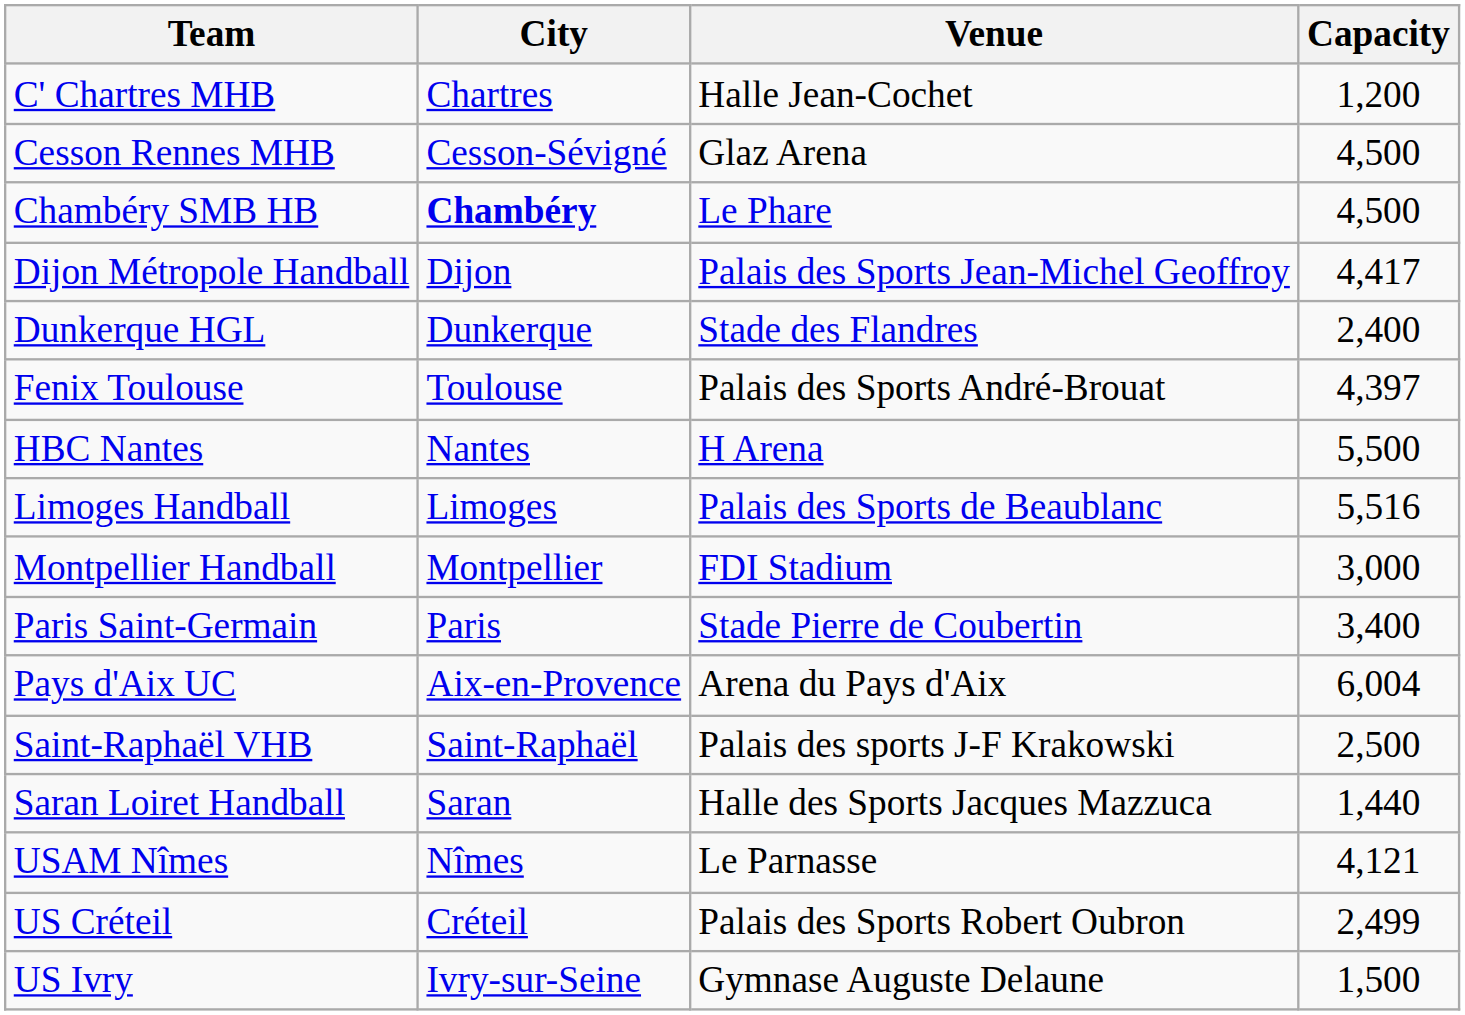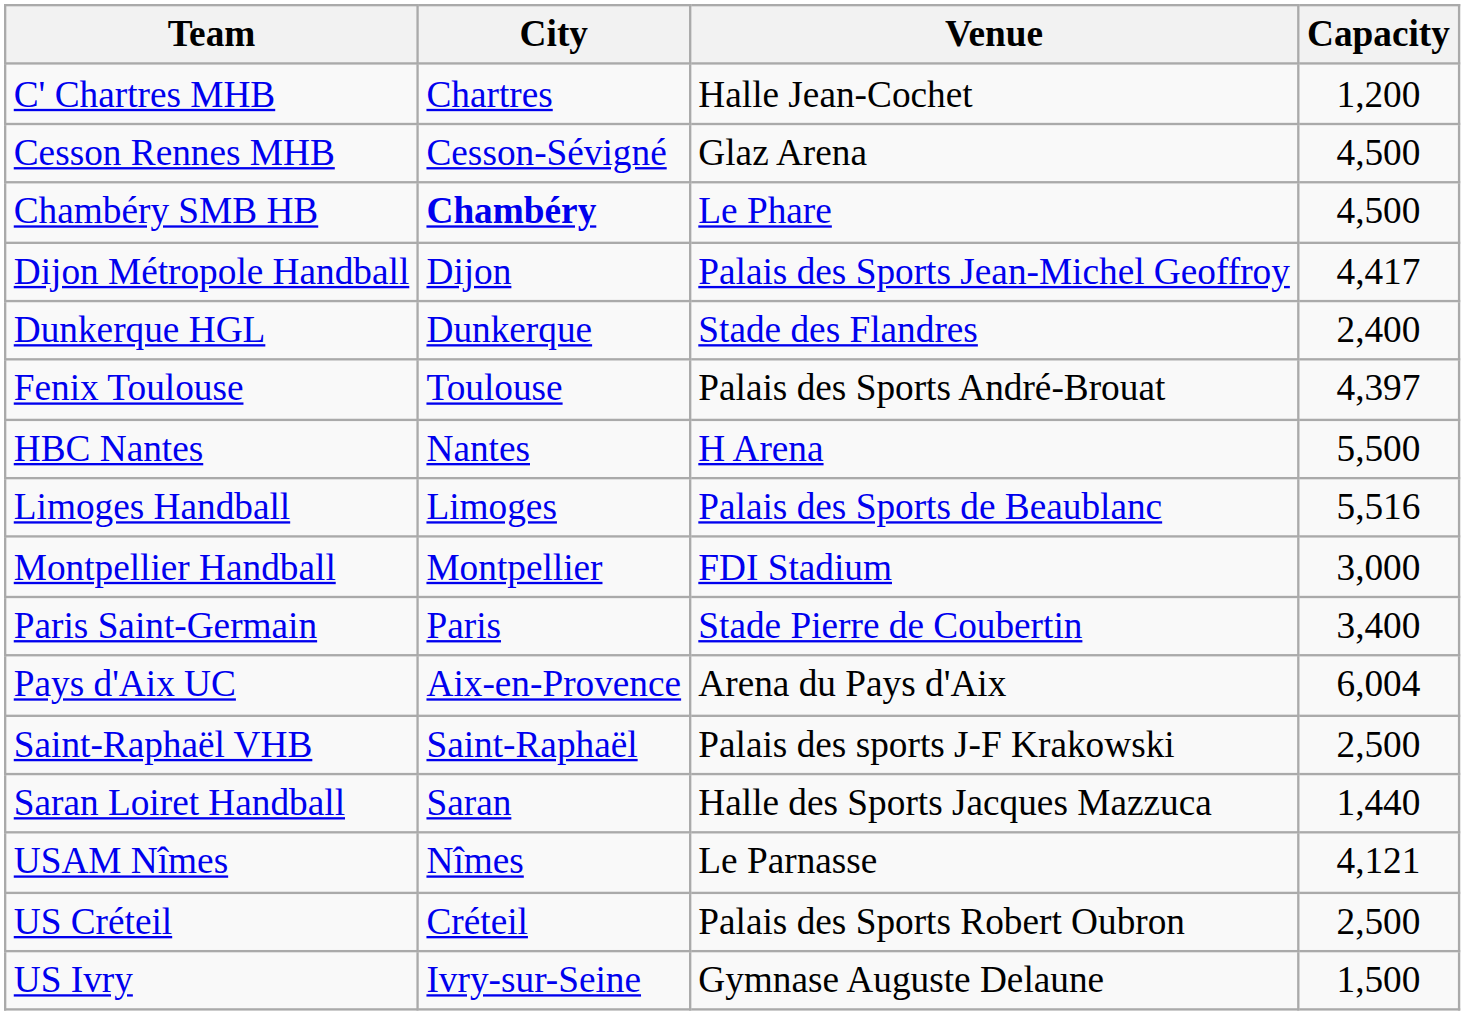(1378, 920) 2,499 -> (1378, 920) 2,500
